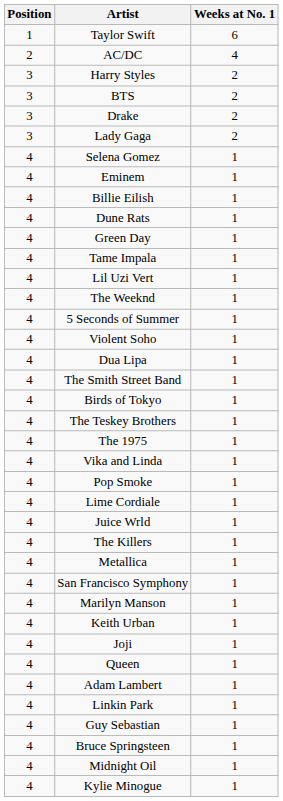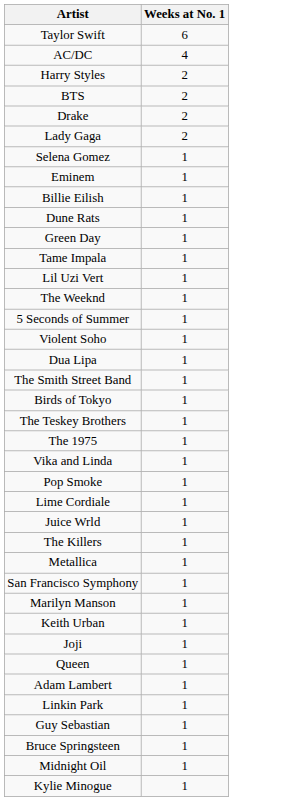- column: (29, 14)
